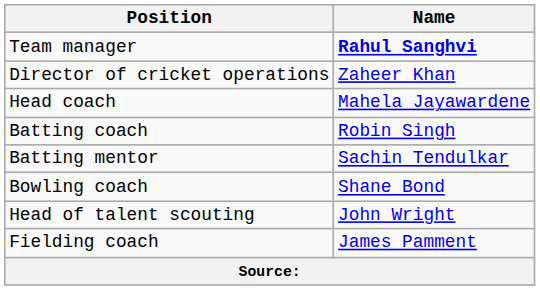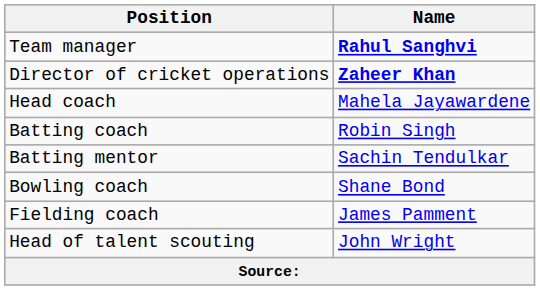(397, 75) normal -> (397, 75) bold
rows swapped: (84, 243) <-> (132, 215)
